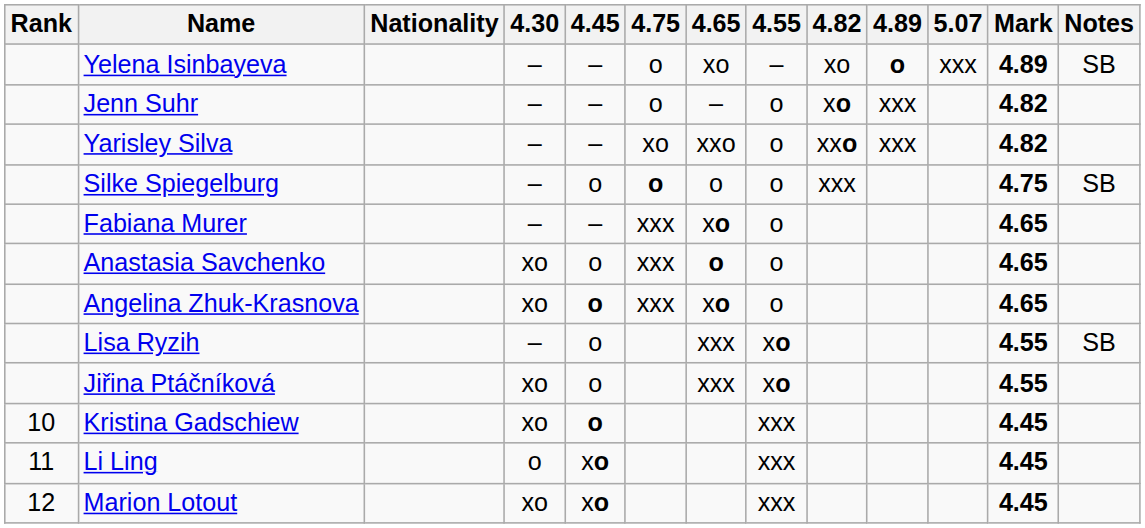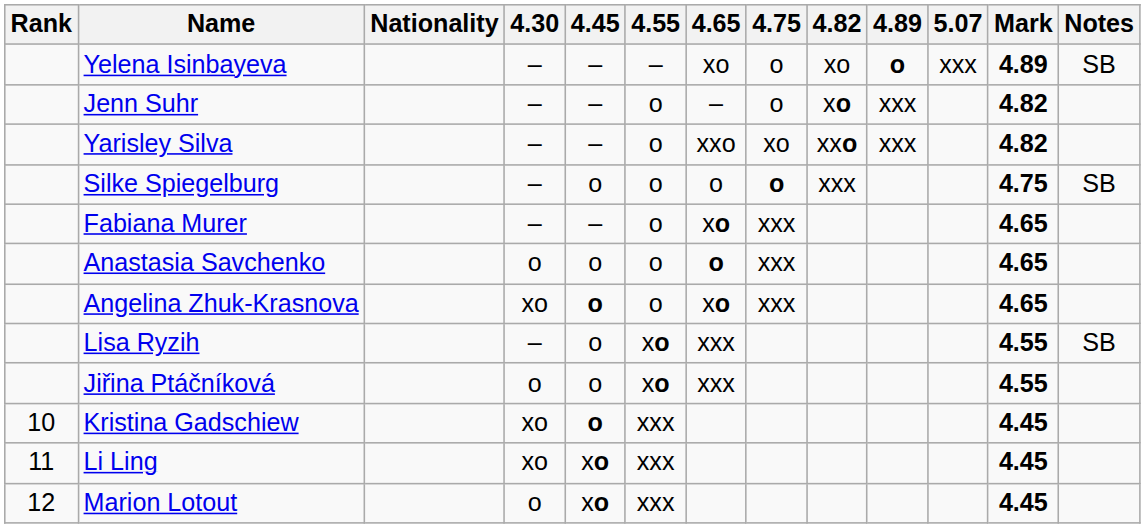columns swapped: (777, 24) <-> (656, 24)
(535, 263) xo -> (535, 263) o
(535, 382) xo -> (535, 382) o
(535, 462) o -> (535, 462) xo
(535, 502) xo -> (535, 502) o
